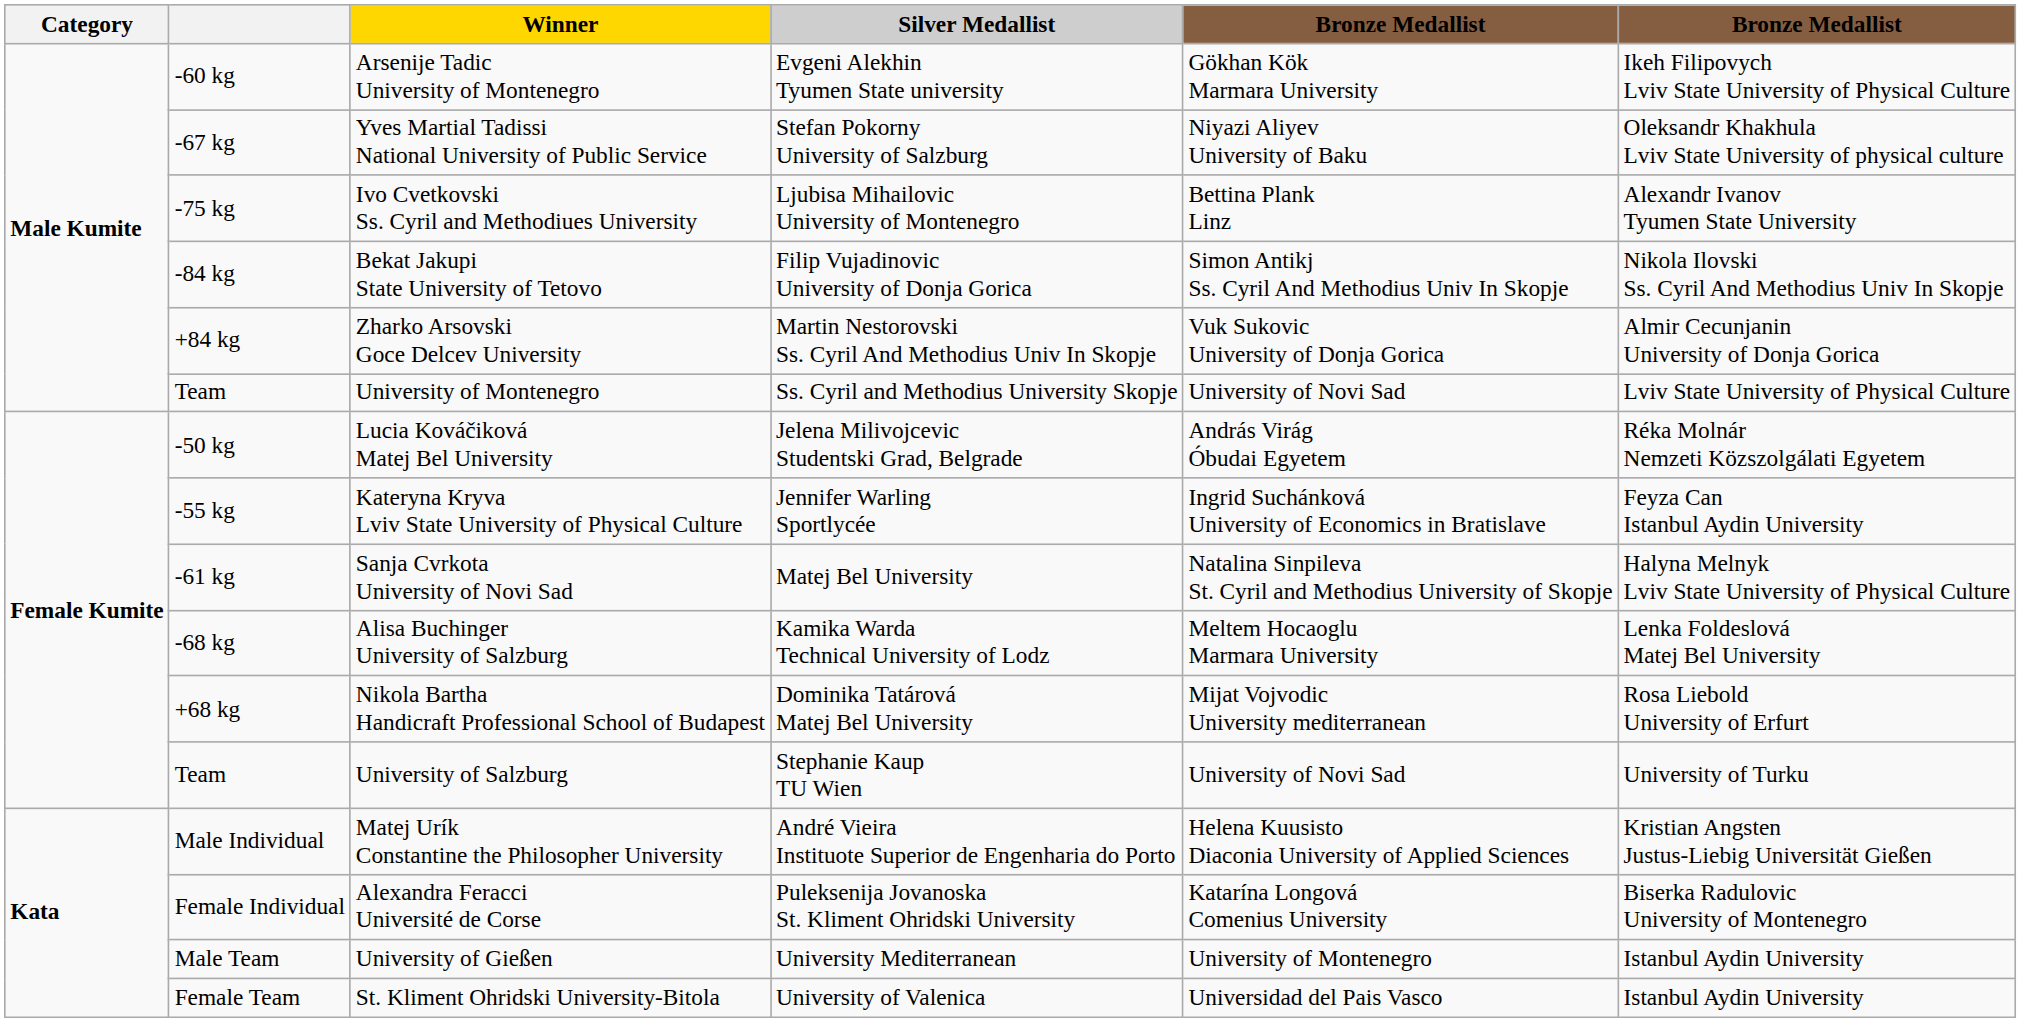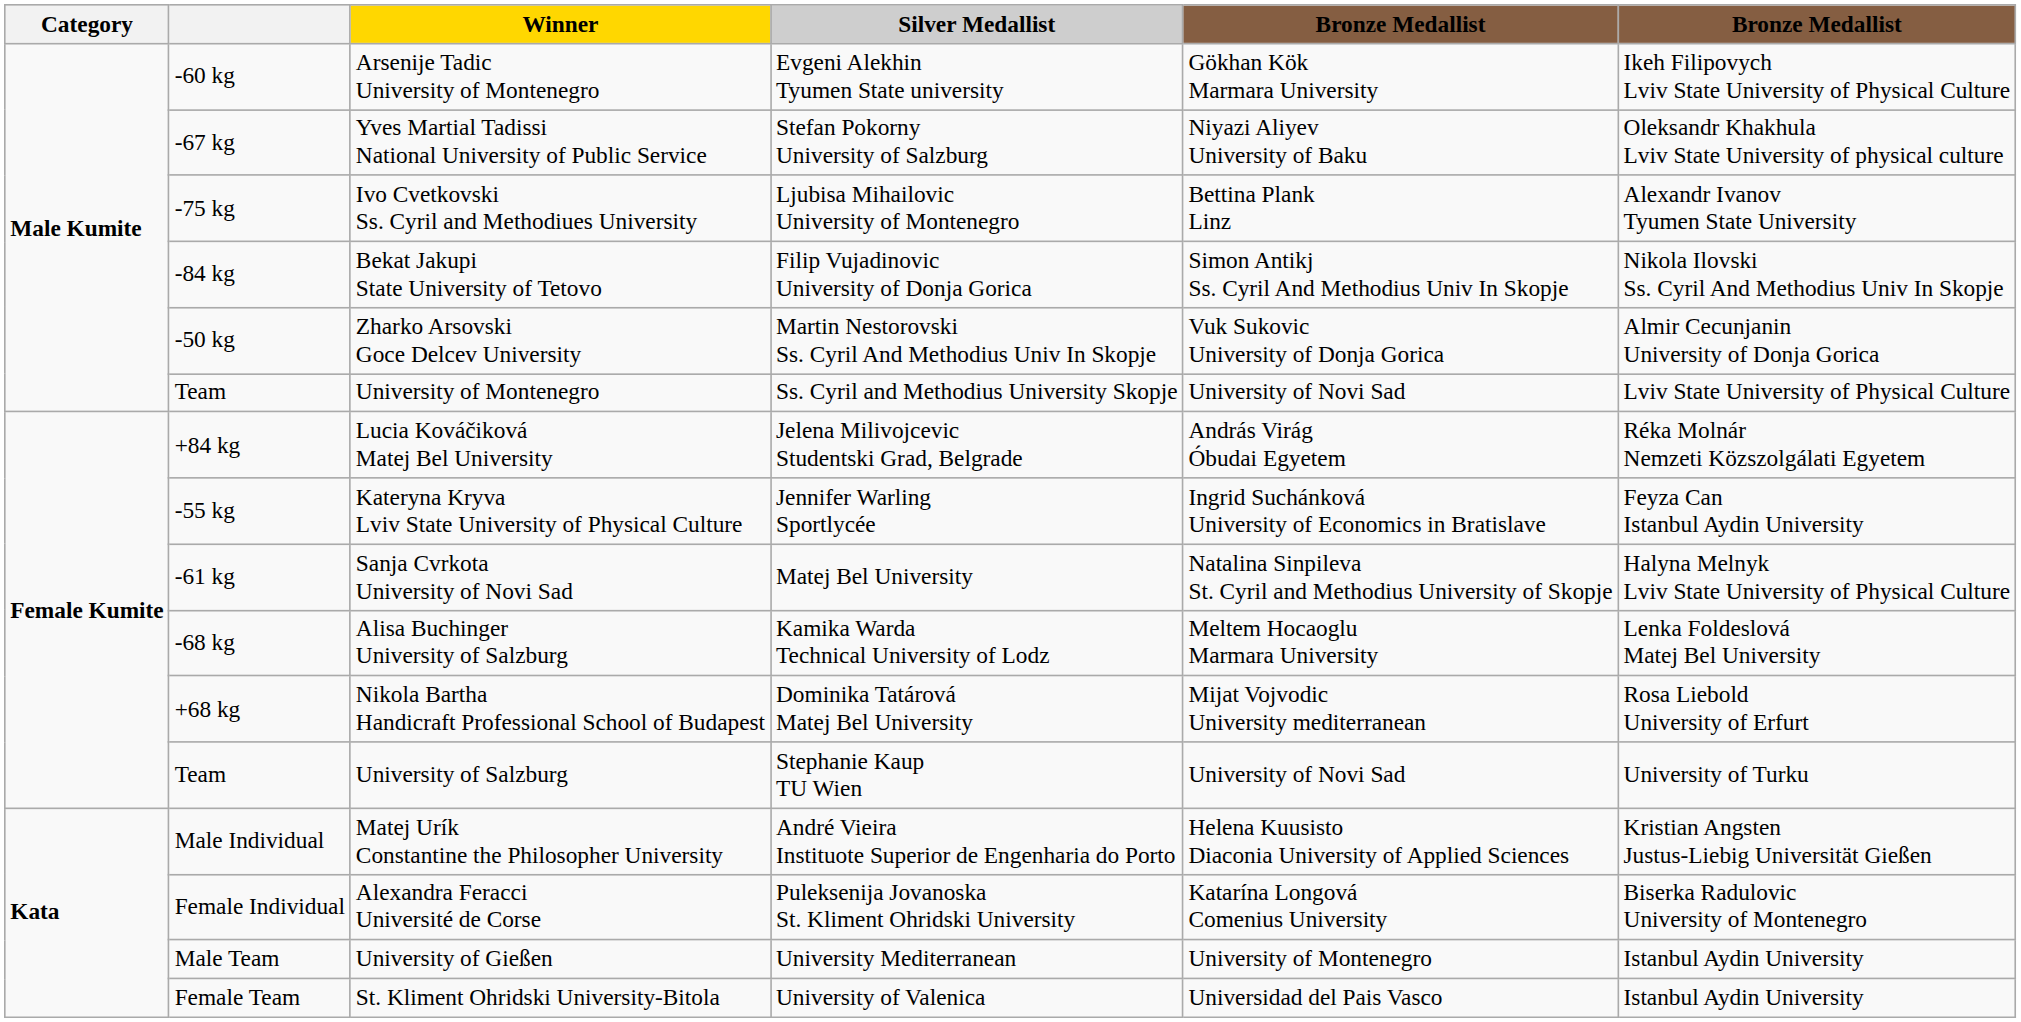(207, 340) +84 kg -> (205, 340) -50 kg
(205, 444) -50 kg -> (207, 444) +84 kg
